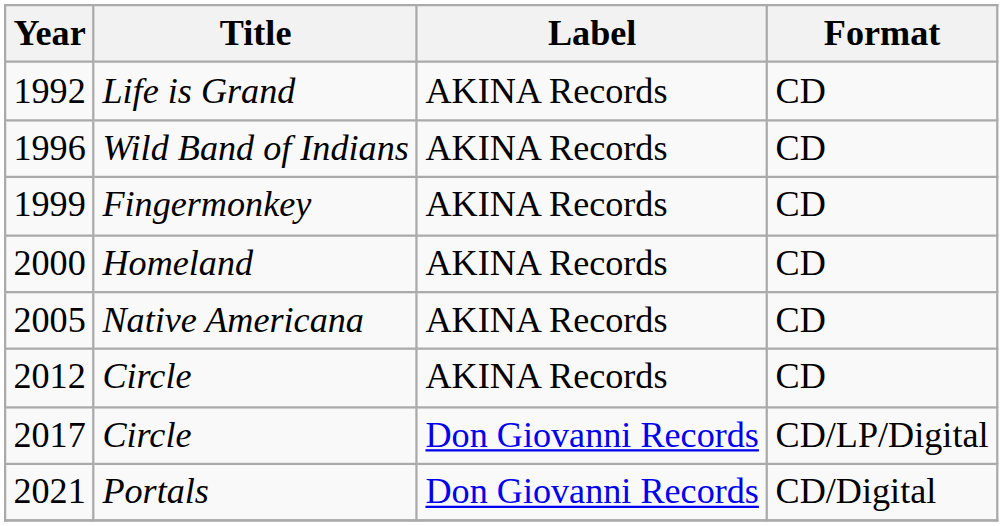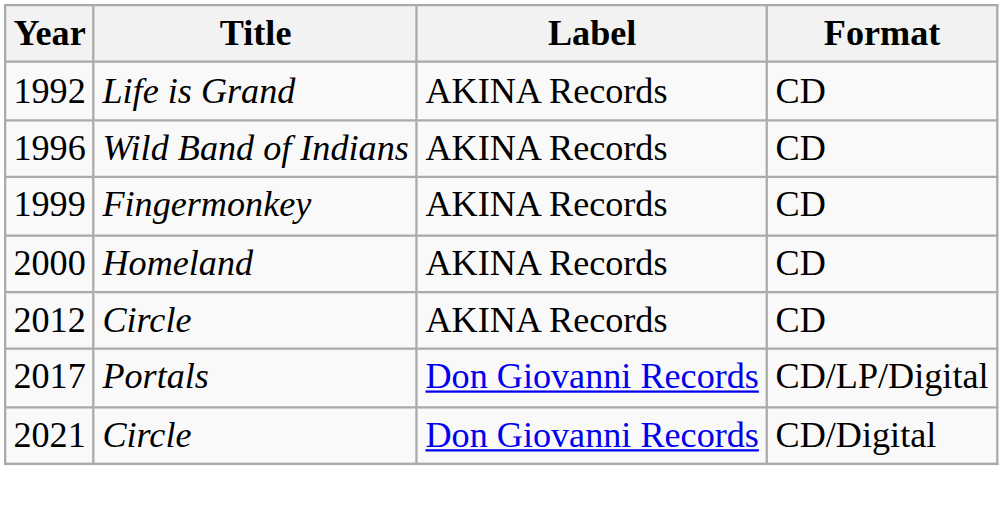- row: (50, 319)
(147, 434) Circle -> (156, 377) Portals
(156, 491) Portals -> (147, 434) Circle
